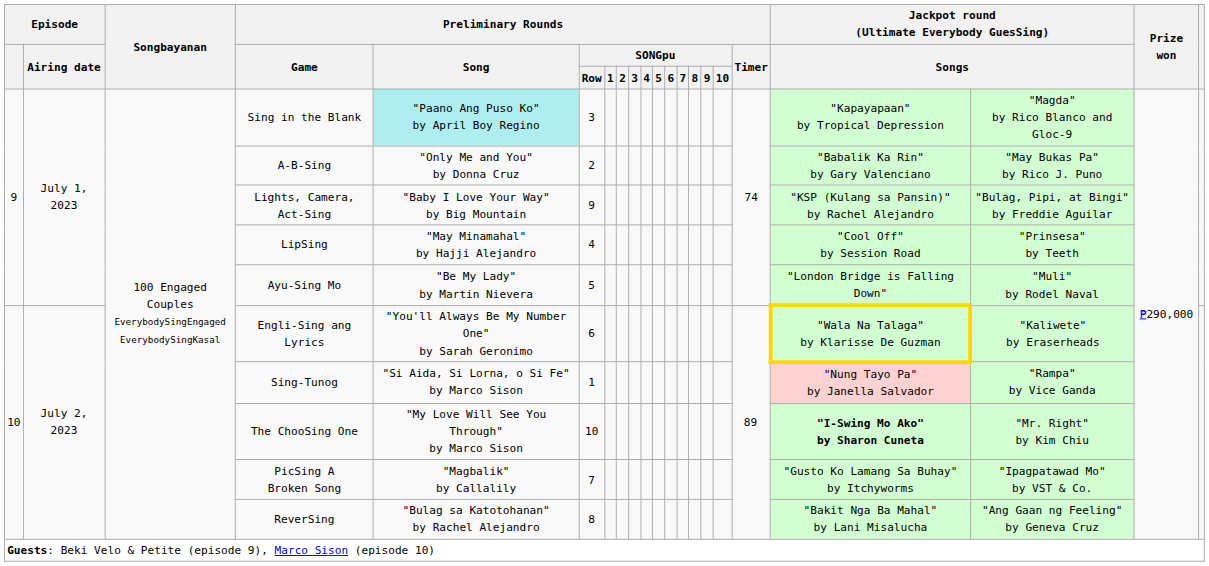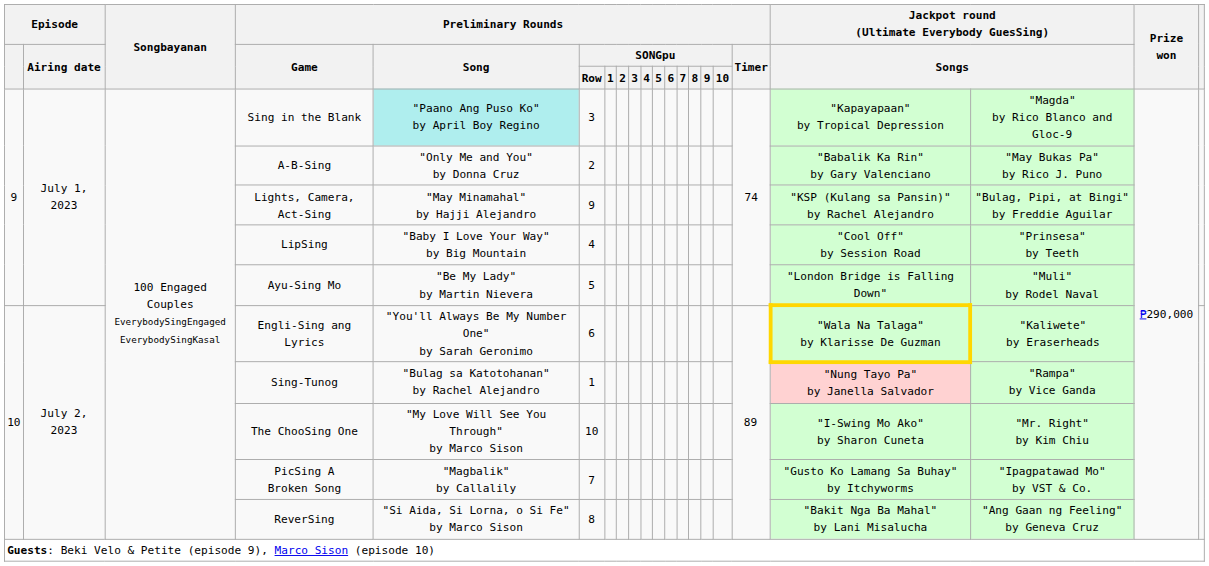(476, 205) "Baby I Love Your Way" by Big Mountain -> (476, 205) "May Minamahal" by Hajji Alejandro
(476, 244) "May Minamahal" by Hajji Alejandro -> (476, 244) "Baby I Love Your Way" by Big Mountain
(476, 382) "Si Aida, Si Lorna, o Si Fe" by Marco Sison -> (476, 382) "Bulag sa Katotohanan" by Rachel Alejandro
(870, 431) bold -> (870, 431) normal
(476, 519) "Bulag sa Katotohanan" by Rachel Alejandro -> (476, 519) "Si Aida, Si Lorna, o Si Fe" by Marco Sison
